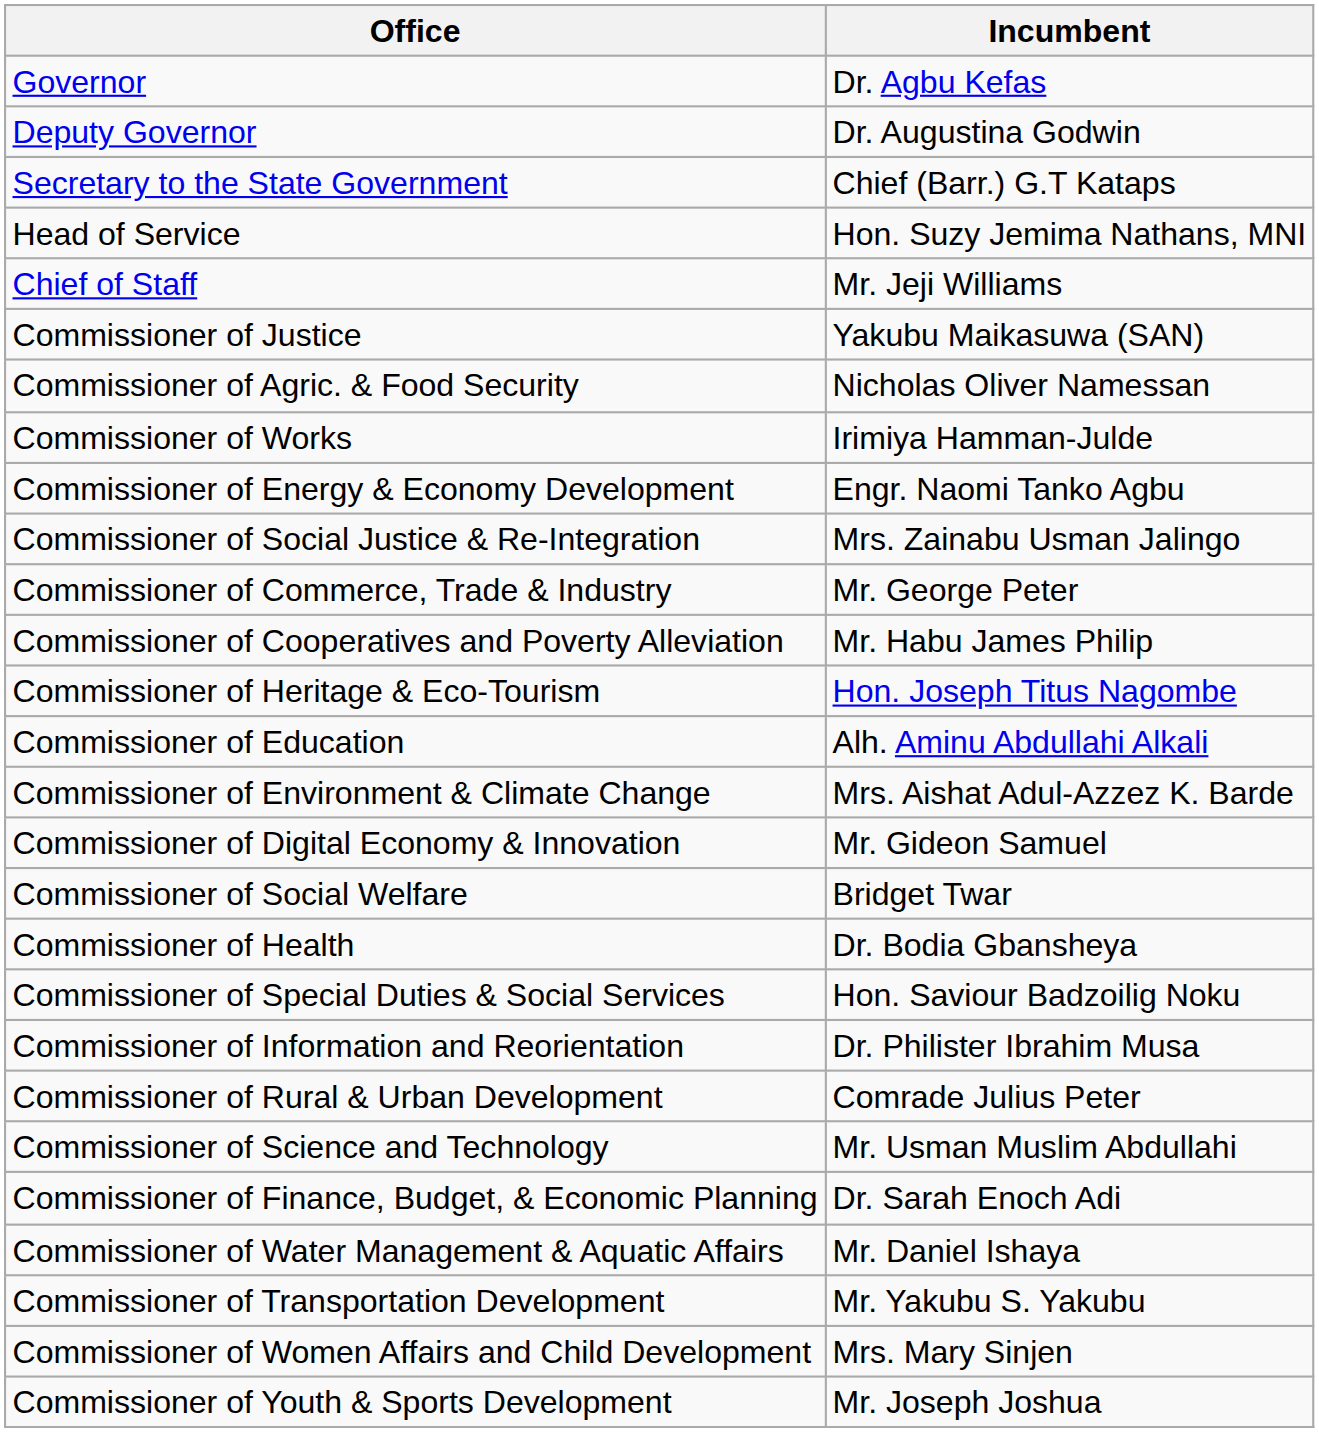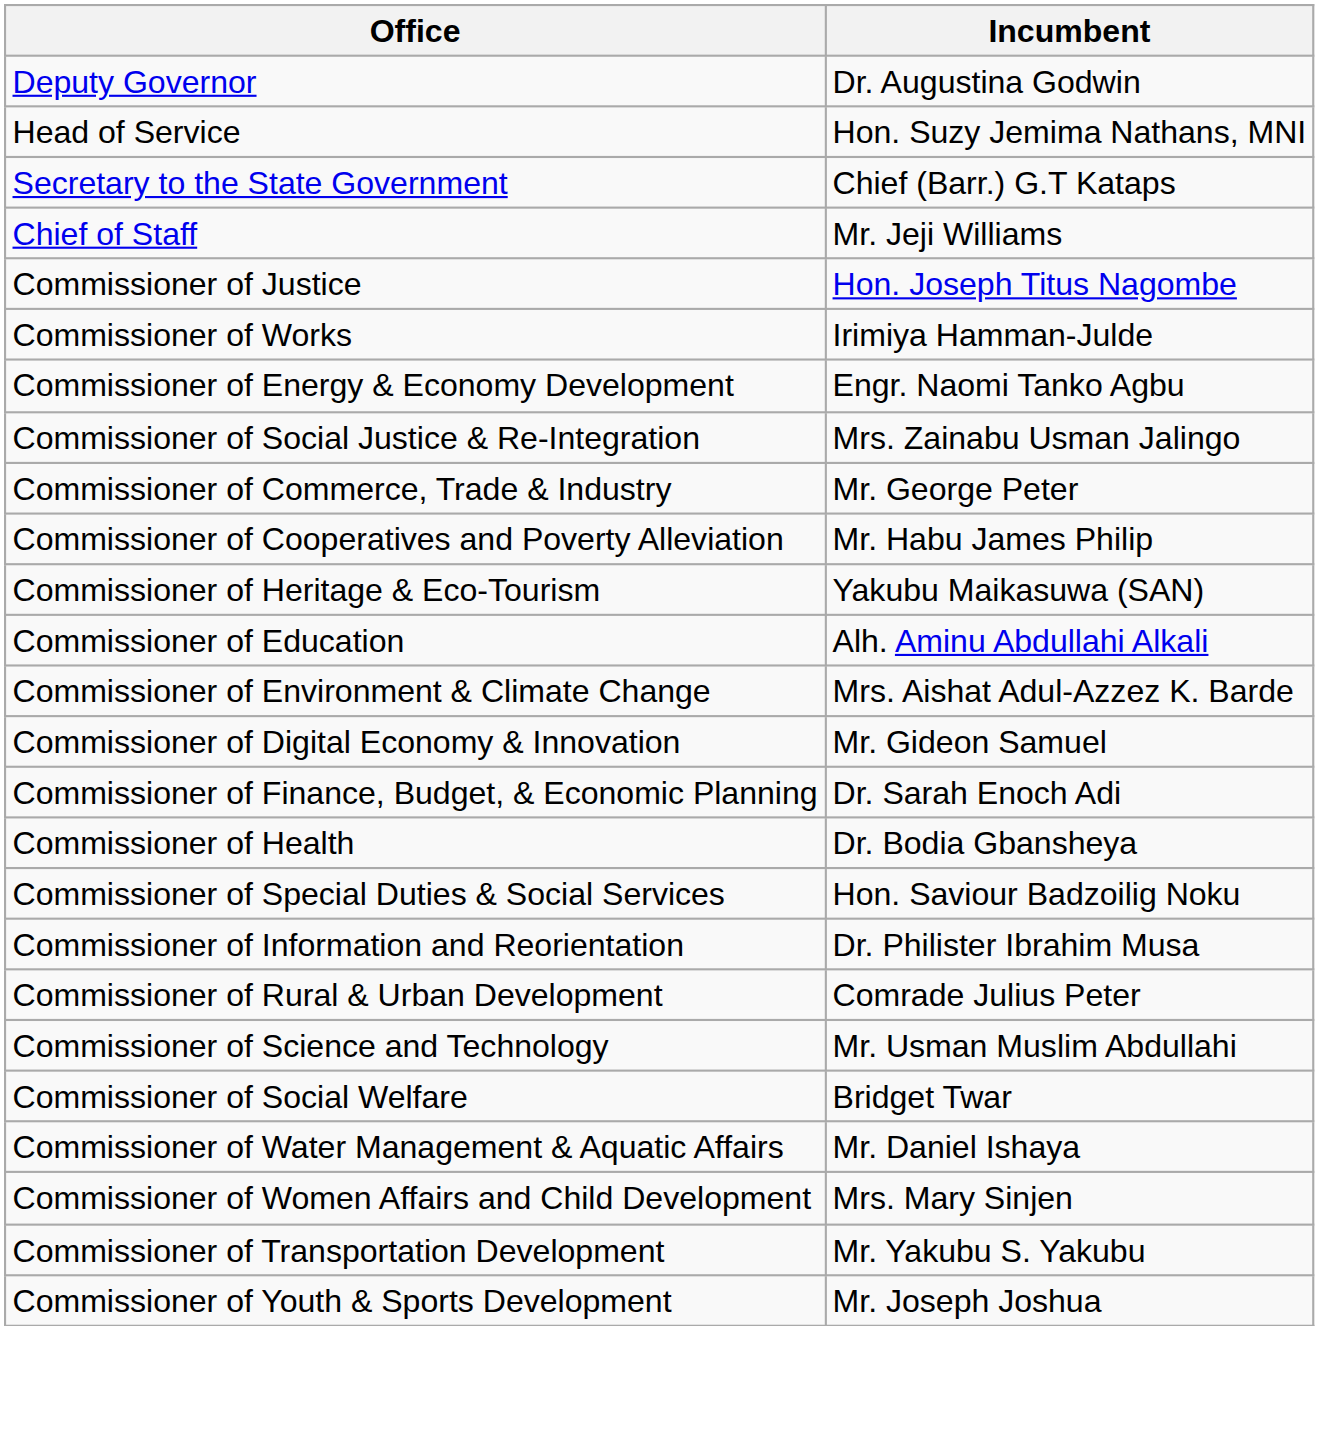- row: (79, 81)
rows swapped: (260, 183) <-> (127, 234)
(1018, 335) Yakubu Maikasuwa (SAN) -> (1035, 284) Hon. Joseph Titus Nagombe
- row: (296, 386)
(1035, 691) Hon. Joseph Titus Nagombe -> (1018, 589) Yakubu Maikasuwa (SAN)
rows swapped: (415, 1198) <-> (240, 894)
rows swapped: (412, 1351) <-> (338, 1300)
